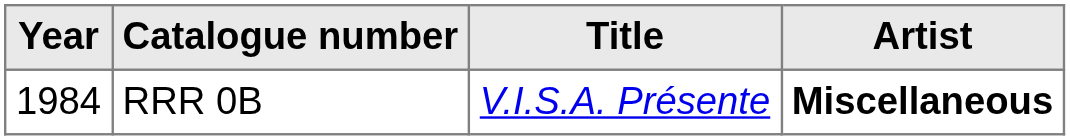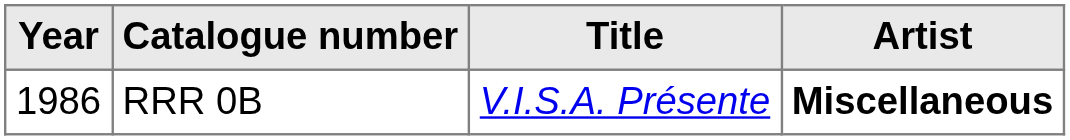(58, 101) 1984 -> (58, 101) 1986
